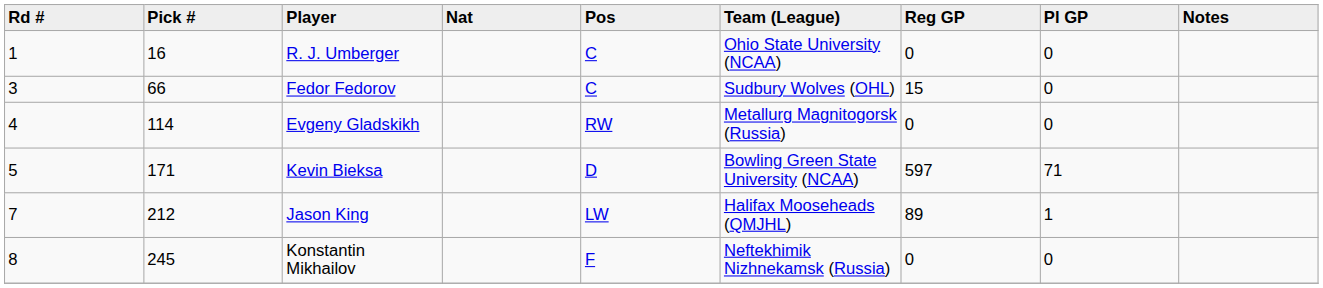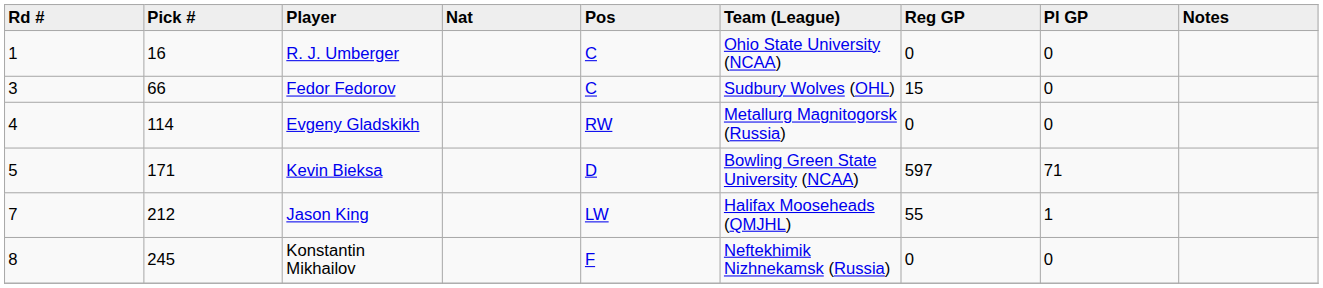(914, 215) 89 -> (914, 215) 55
